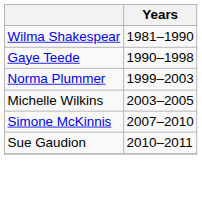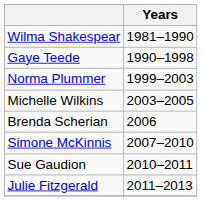+ row: (58, 121)
+ row: (53, 185)
